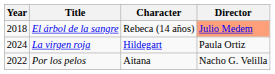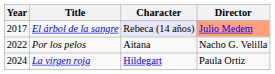(17, 28) 2018 -> (17, 28) 2017
(159, 28) no background -> (159, 28) lavender background
rows swapped: (59, 61) <-> (61, 45)
